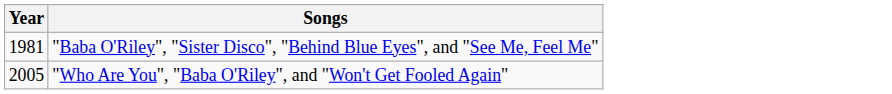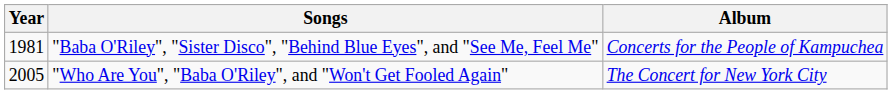+ column: (745, 18)
